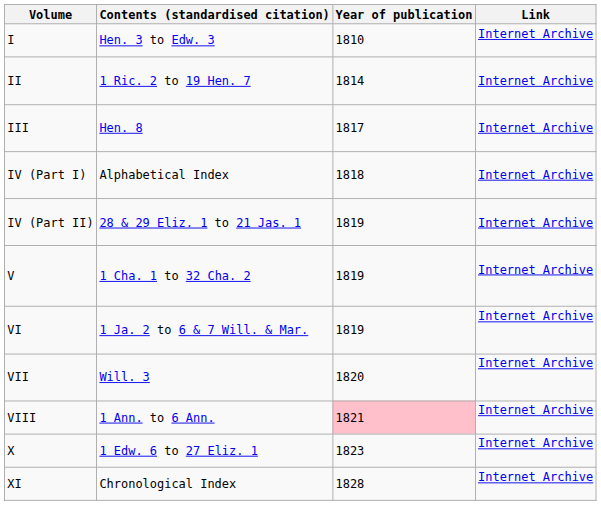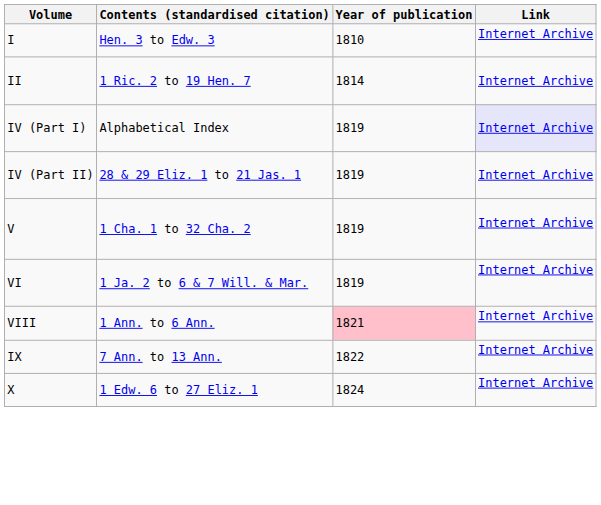- row: (18, 128)
(350, 175) 1818 -> (350, 128) 1819
(536, 175) no background -> (536, 128) lavender background
- row: (18, 377)
+ row: (15, 356)
(350, 451) 1823 -> (350, 390) 1824
- row: (15, 484)
